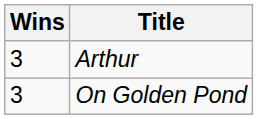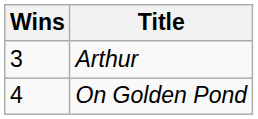(16, 95) 3 -> (16, 95) 4
